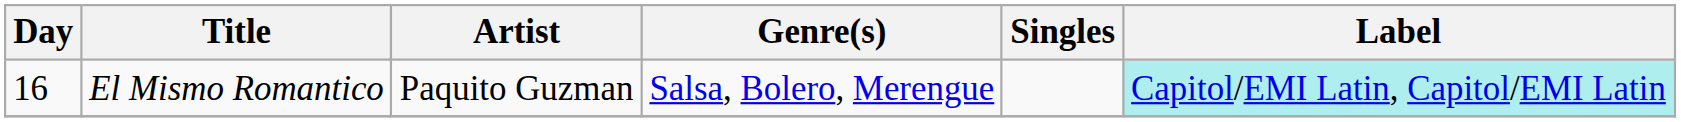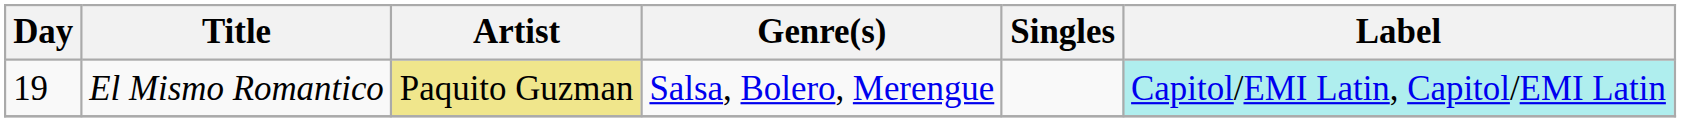(31, 87) 16 -> (31, 87) 19
(517, 87) no background -> (517, 87) khaki background
